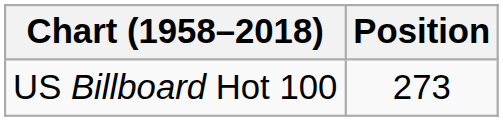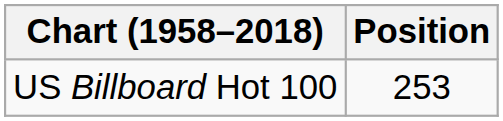(422, 87) 273 -> (422, 87) 253
